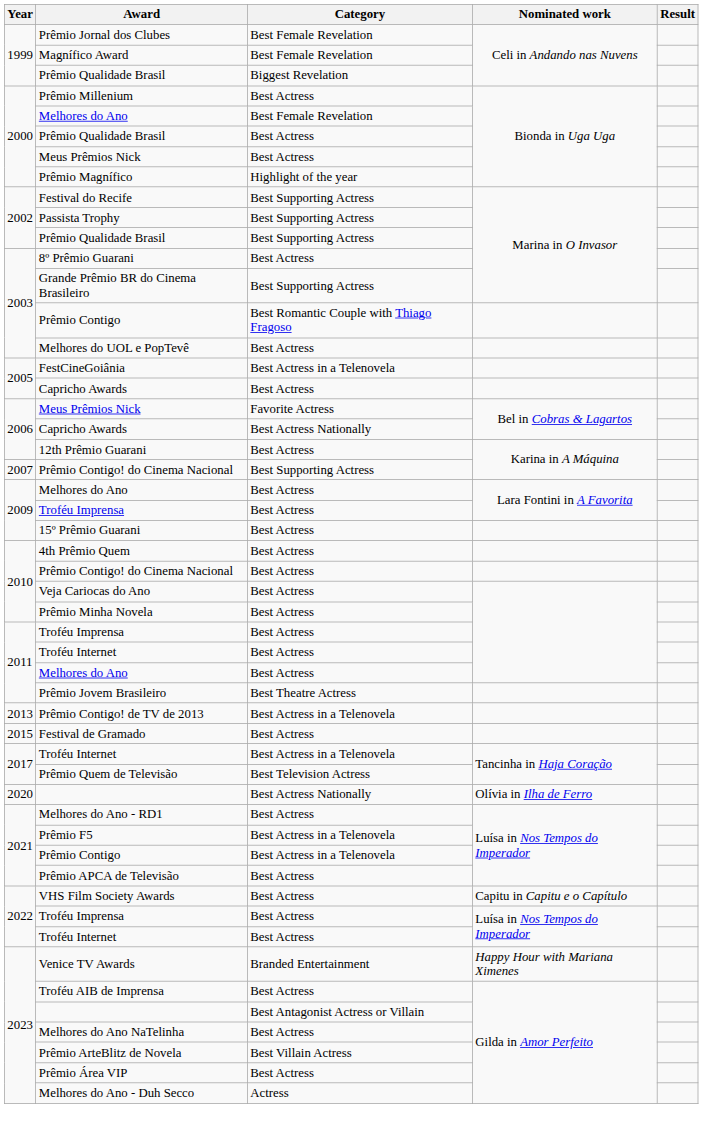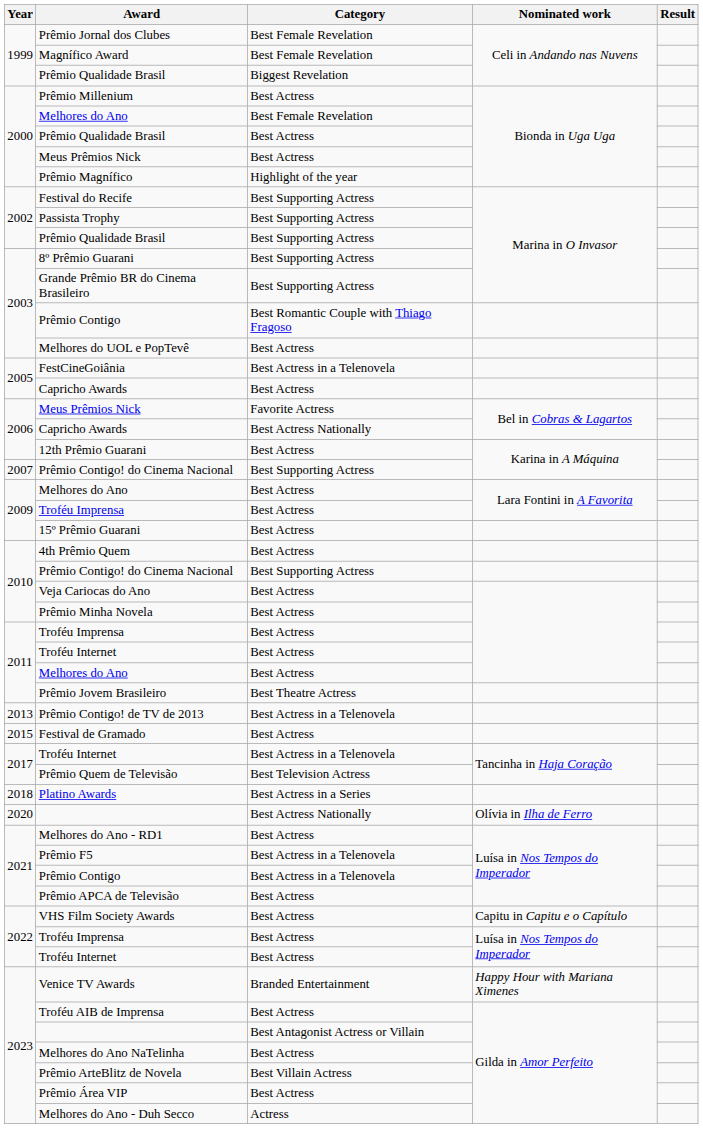(282, 258) Best Actress -> (312, 258) Best Supporting Actress
(282, 571) Best Actress -> (312, 571) Best Supporting Actress
+ row: (20, 794)
